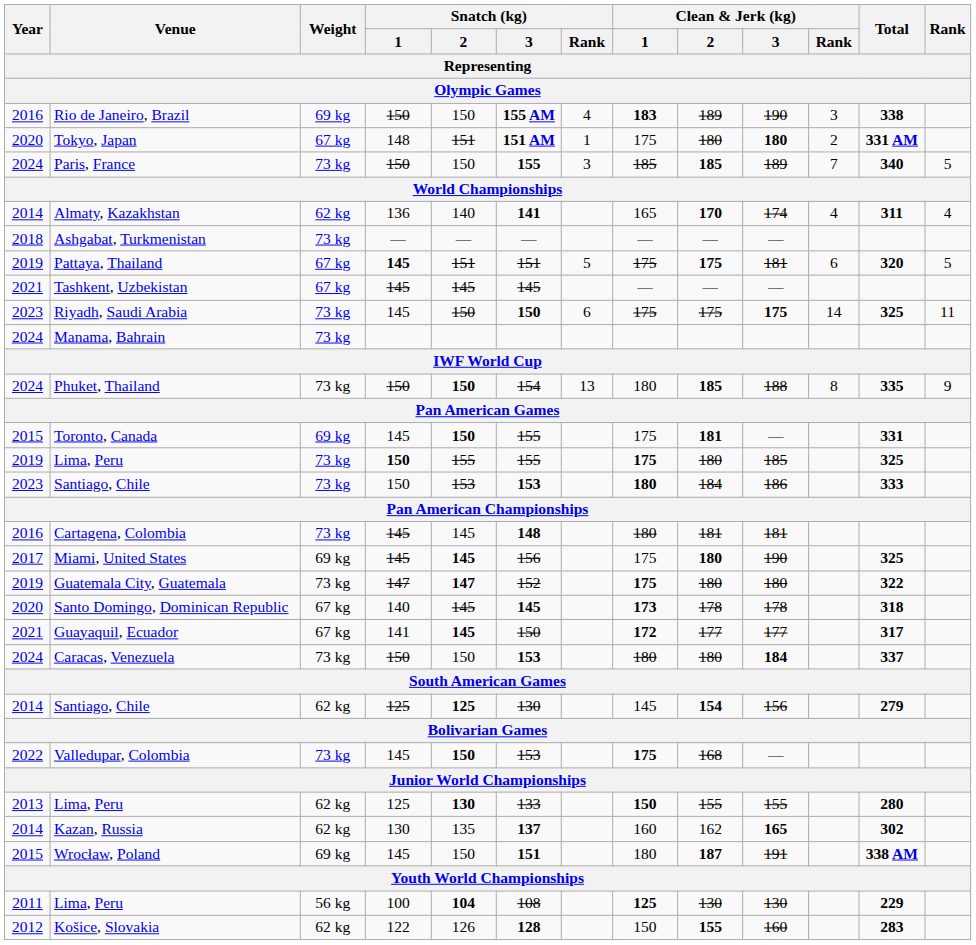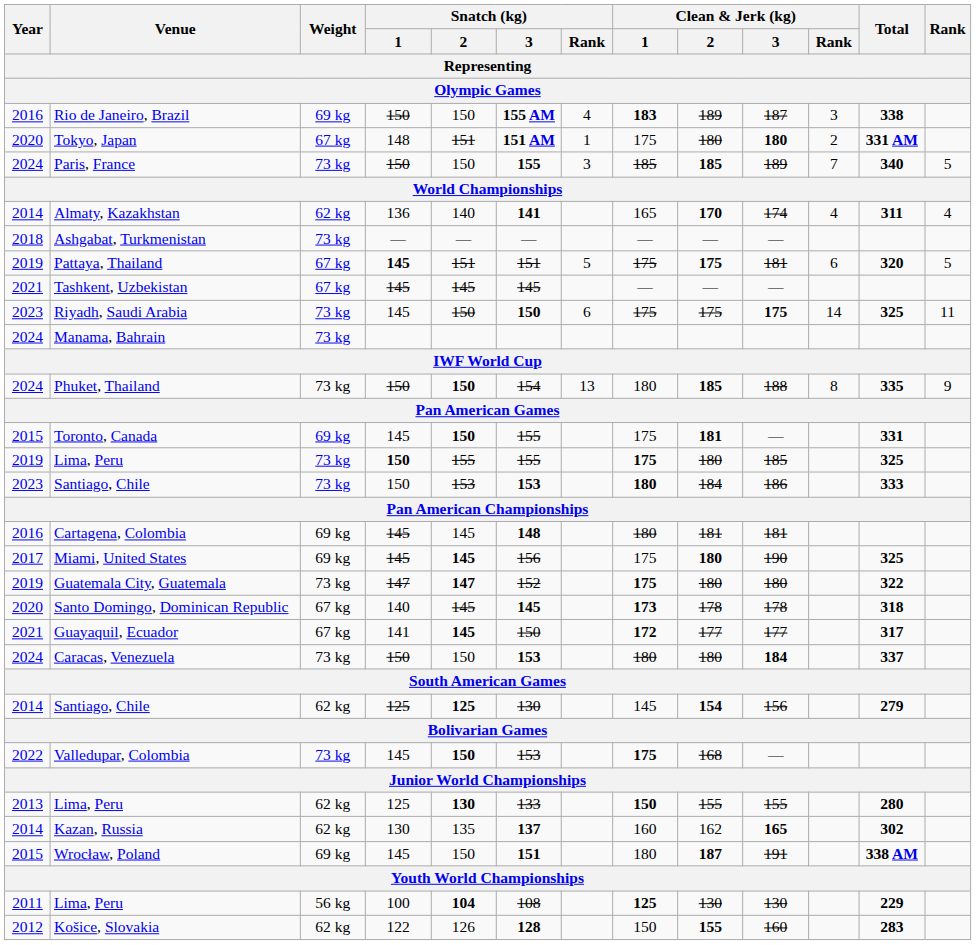(776, 115) 190 -> (776, 115) 187
(333, 533) 73 kg -> (333, 533) 69 kg
